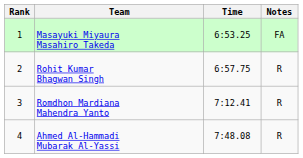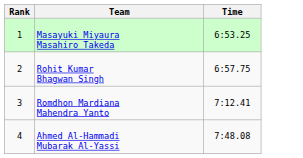- column: (279, 11)
